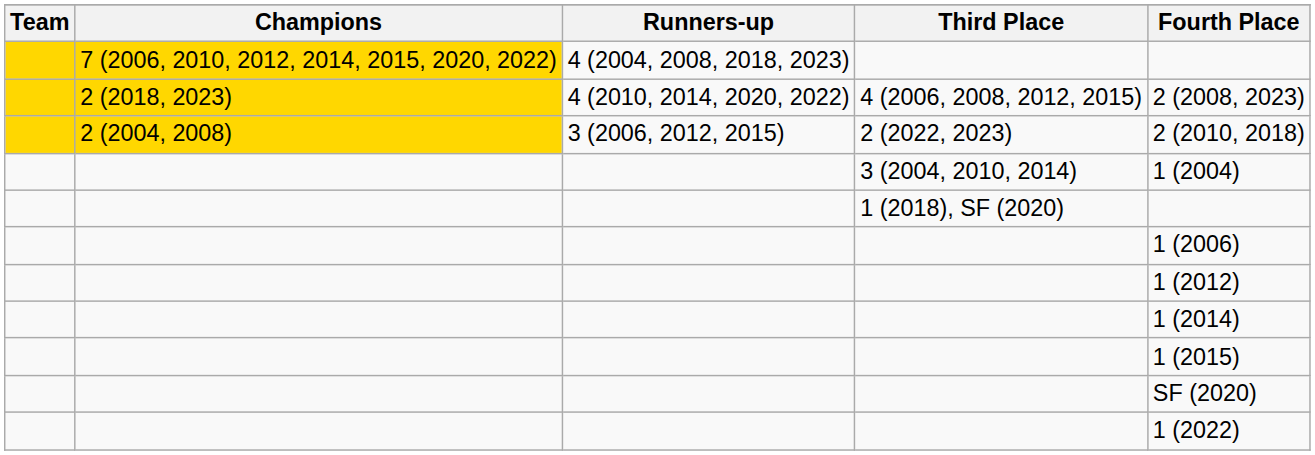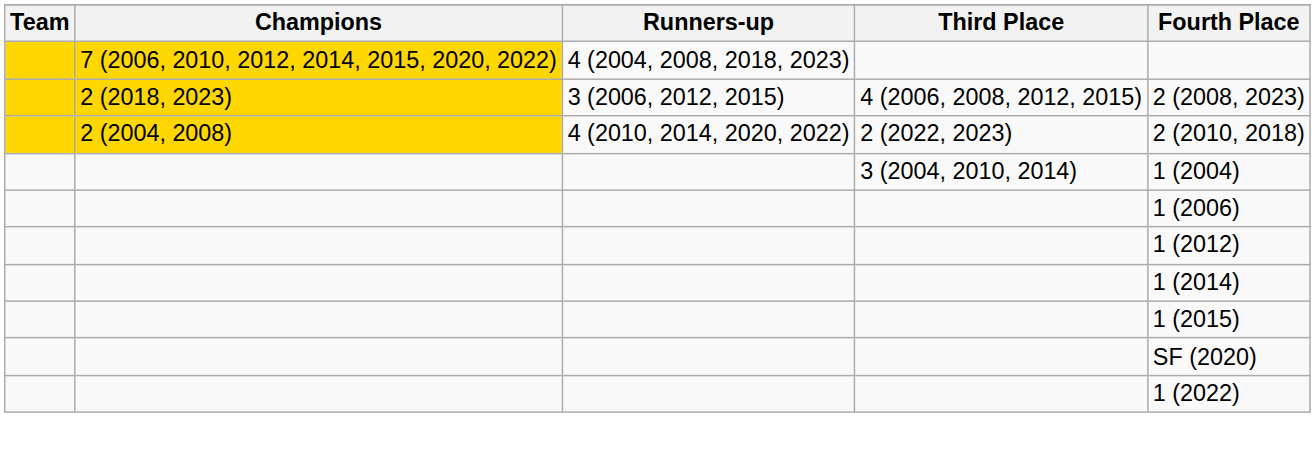(709, 97) 4 (2010, 2014, 2020, 2022) -> (676, 97) 3 (2006, 2012, 2015)
(676, 134) 3 (2006, 2012, 2015) -> (709, 134) 4 (2010, 2014, 2020, 2022)
- row: (319, 208)
